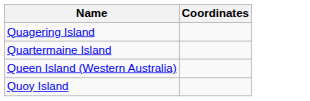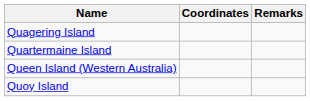+ column: (279, 13)
